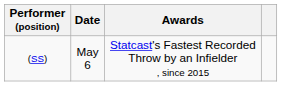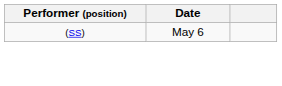- column: (183, 20)
